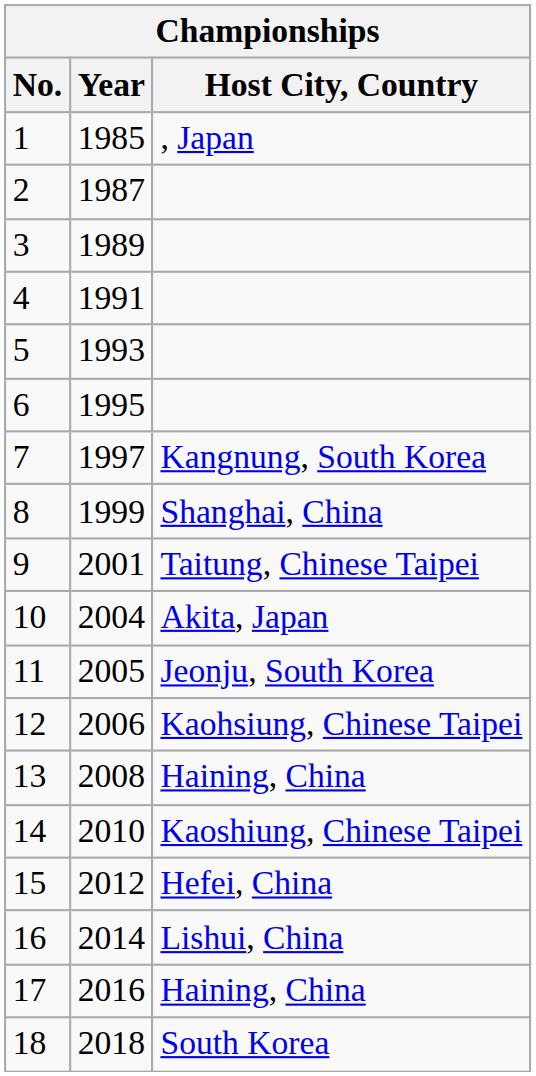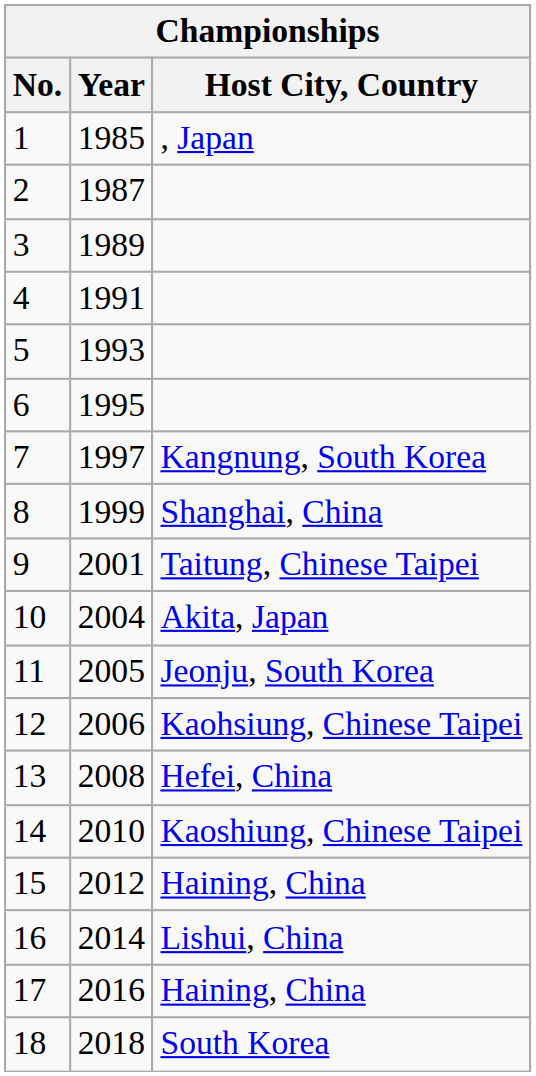(263, 777) Haining, China -> (246, 777) Hefei, China
(246, 883) Hefei, China -> (263, 883) Haining, China
